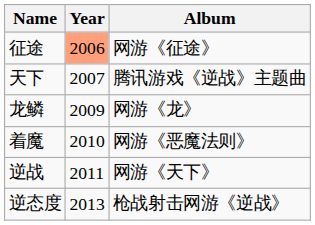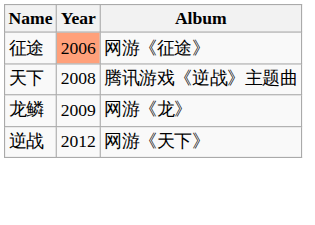(87, 79) 2007 -> (78, 79) 2008
- row: (26, 141)
(87, 172) 2011 -> (78, 141) 2012
- row: (35, 203)
